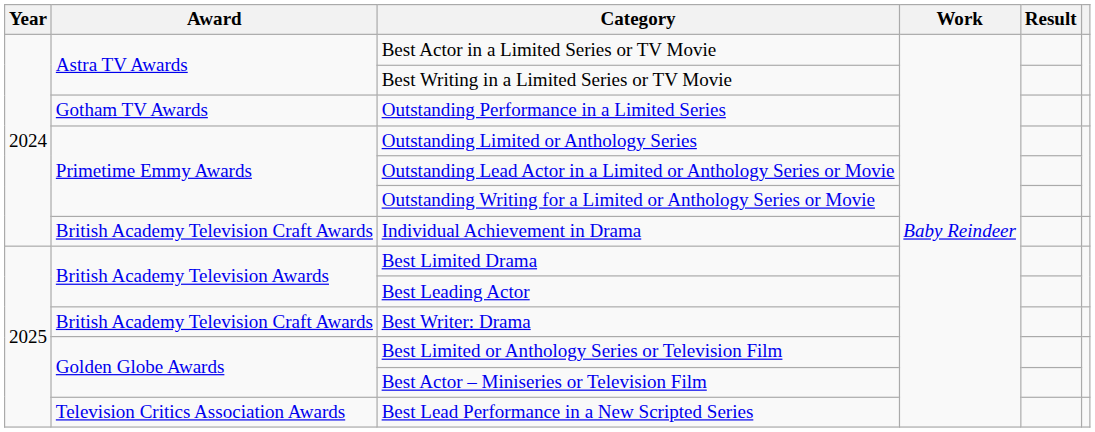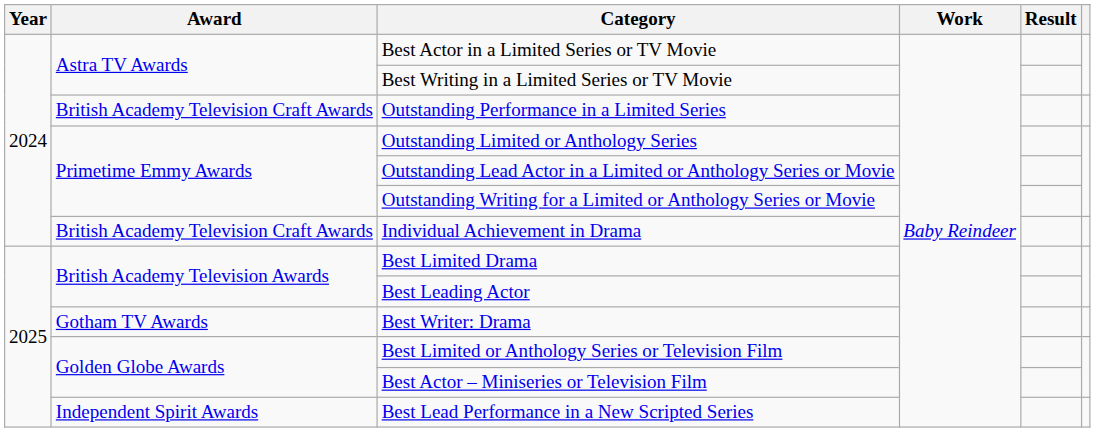(132, 110) Gotham TV Awards -> (214, 110) British Academy Television Craft Awards
(214, 321) British Academy Television Craft Awards -> (132, 321) Gotham TV Awards
(201, 412) Television Critics Association Awards -> (157, 412) Independent Spirit Awards
